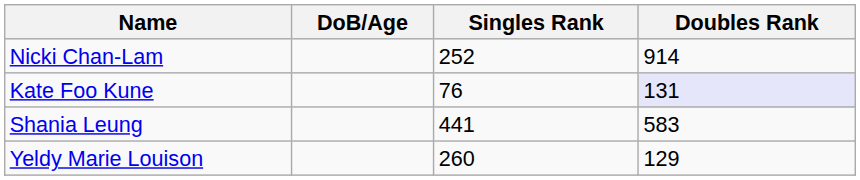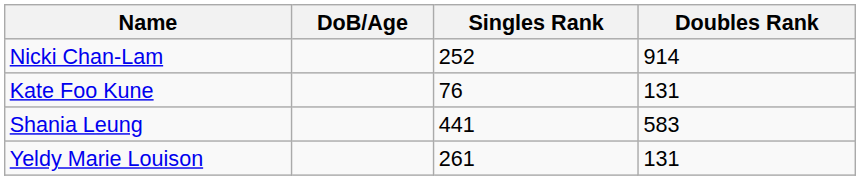(662, 90) lavender background -> (662, 90) no background
(457, 159) 260 -> (457, 159) 261
(662, 159) 129 -> (662, 159) 131
